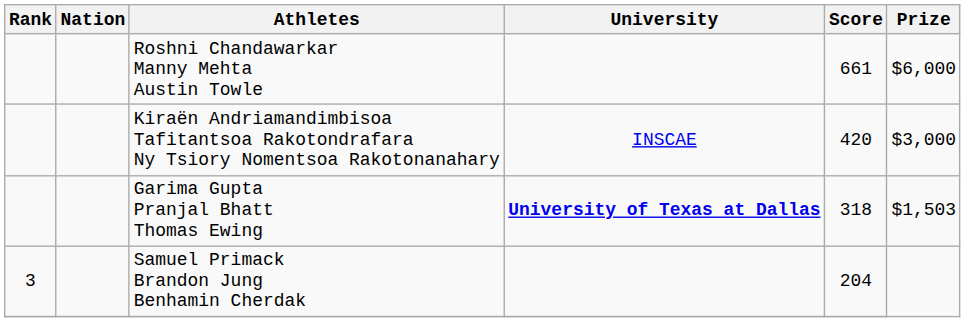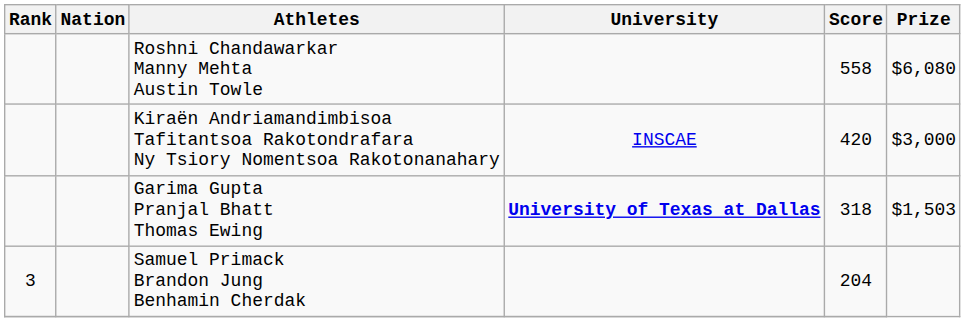(856, 69) 661 -> (856, 69) 558
(924, 69) $6,000 -> (924, 69) $6,080
